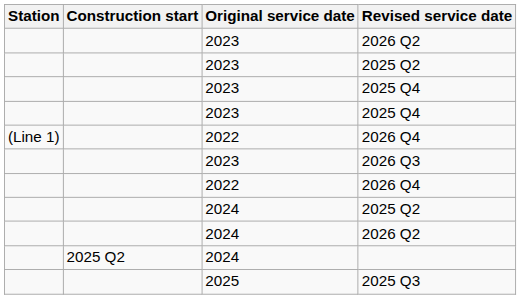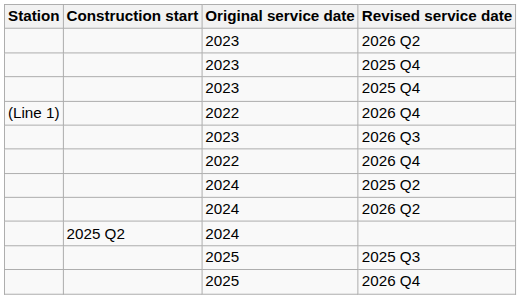- row: (222, 64)
+ row: (222, 281)
